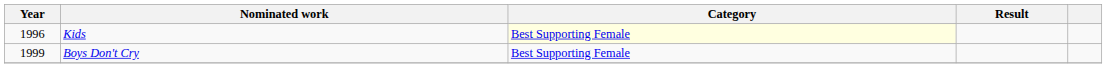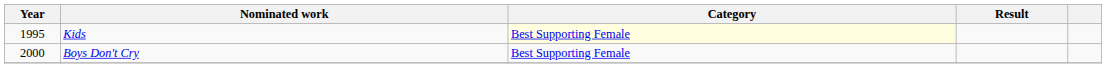(32, 33) 1996 -> (32, 33) 1995
(32, 53) 1999 -> (32, 53) 2000
